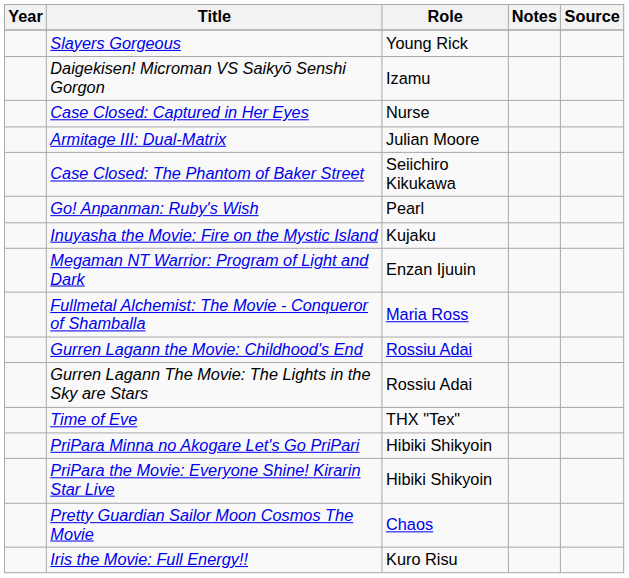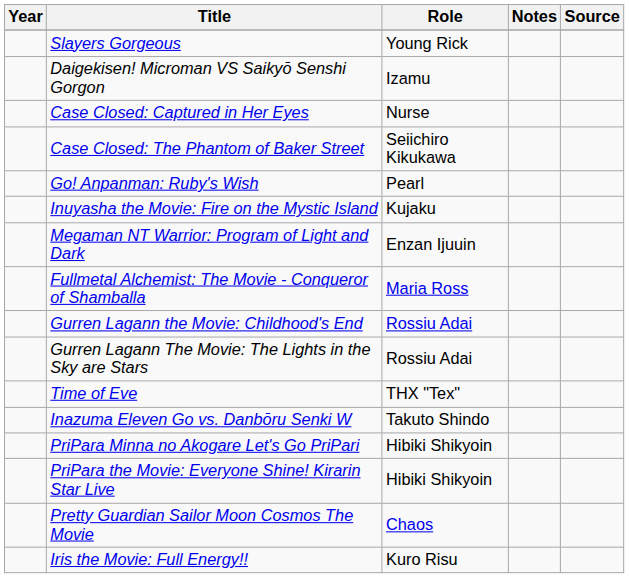- row: (138, 139)
+ row: (201, 419)
